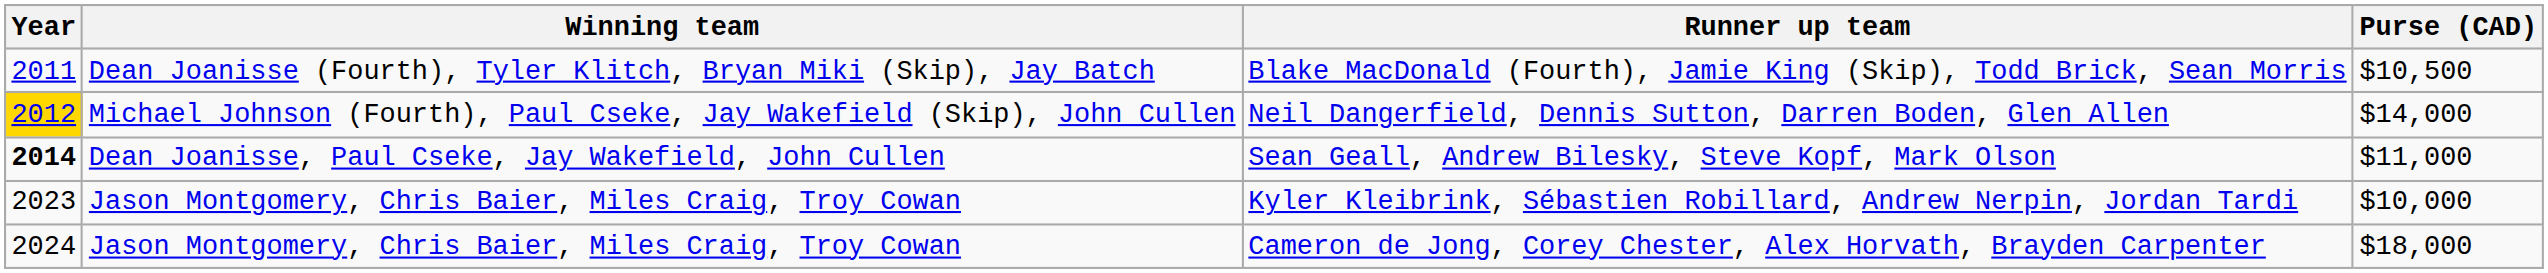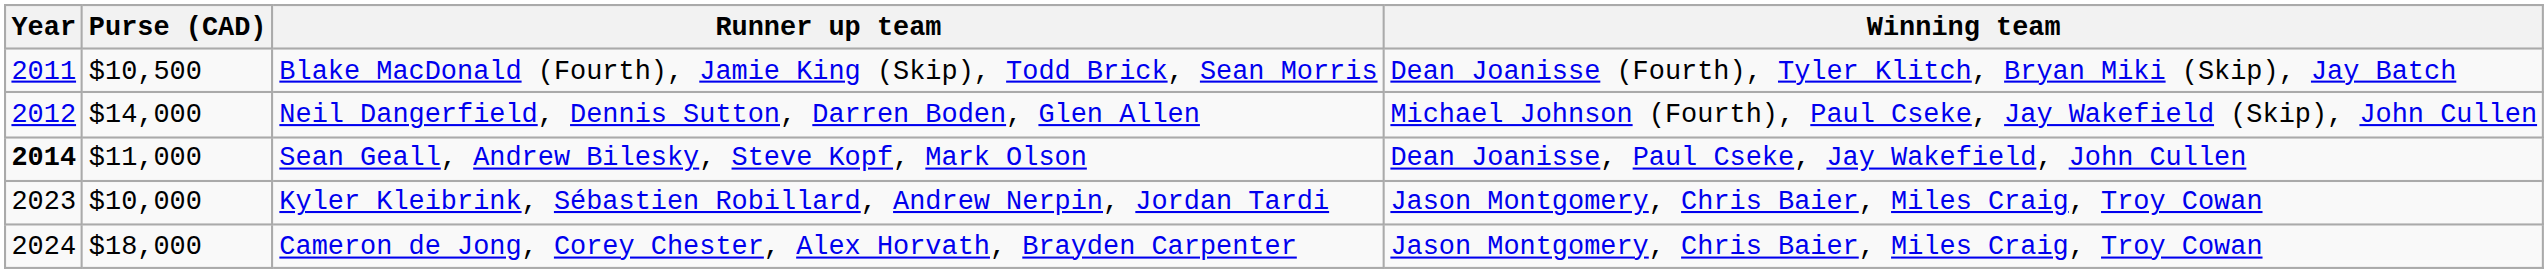columns swapped: (662, 27) <-> (2448, 27)
(44, 115) gold background -> (44, 115) no background
